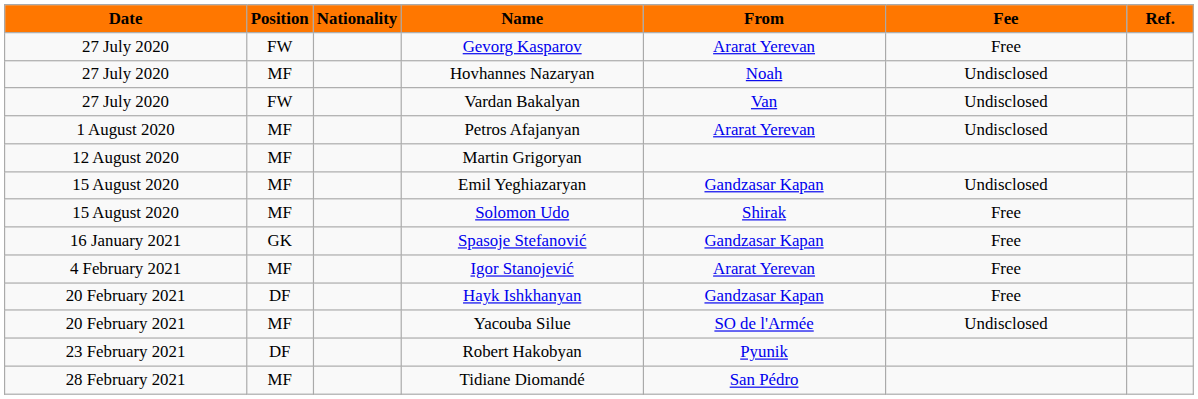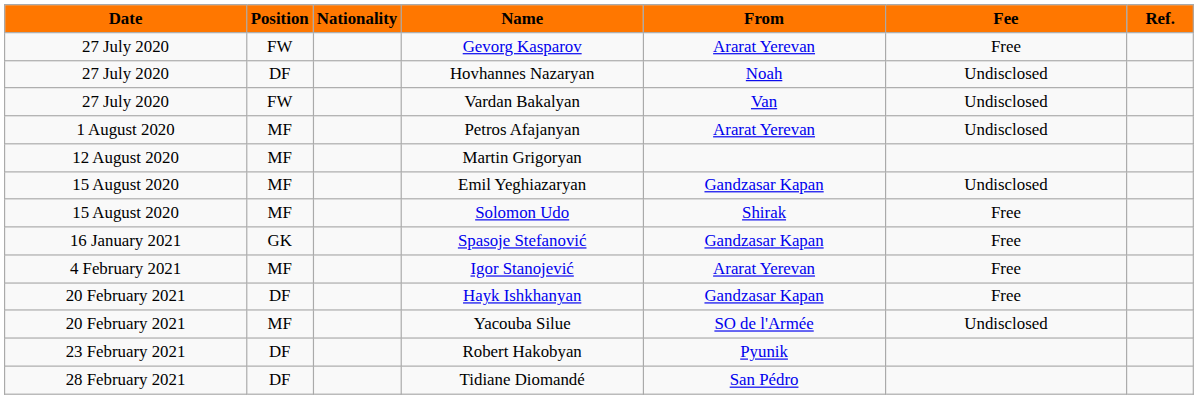(280, 74) MF -> (280, 74) DF
(280, 380) MF -> (280, 380) DF
